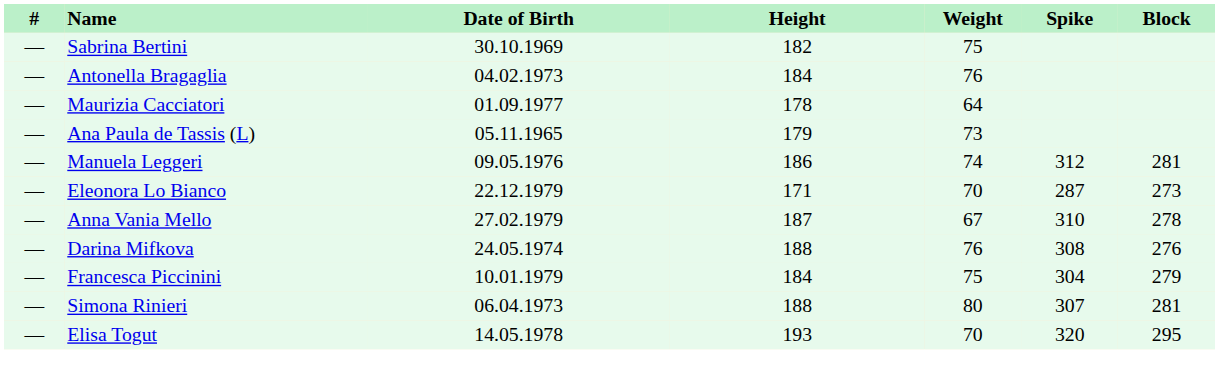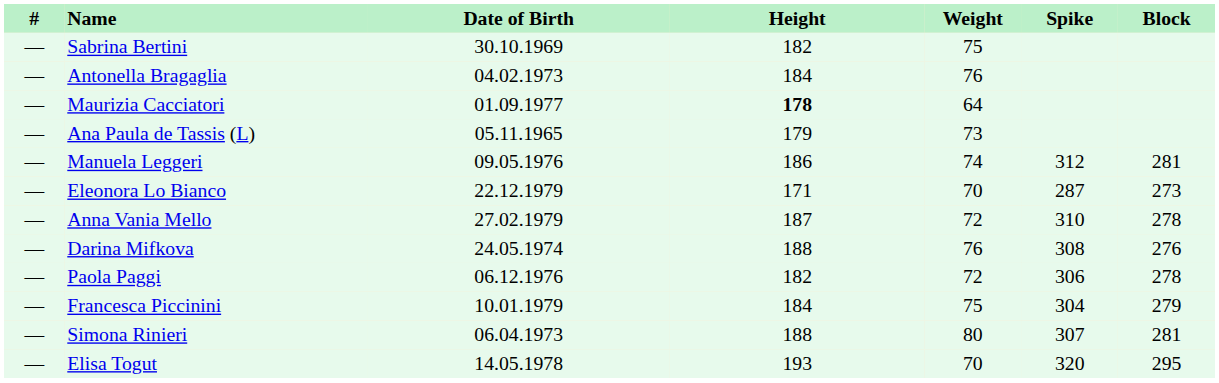(797, 104) normal -> (797, 104) bold
(973, 219) 67 -> (973, 219) 72
+ row: (114, 277)
